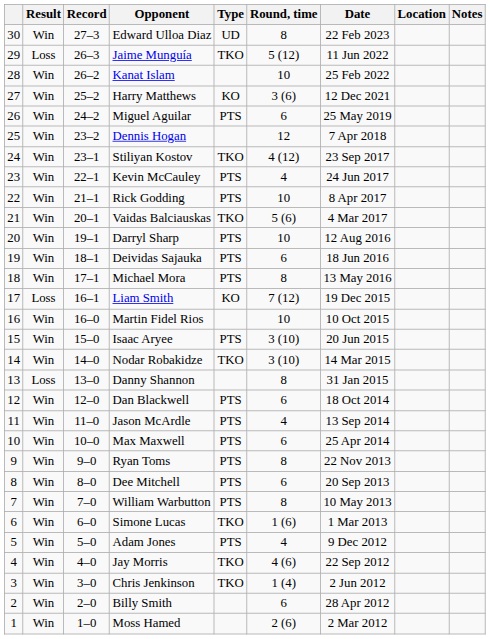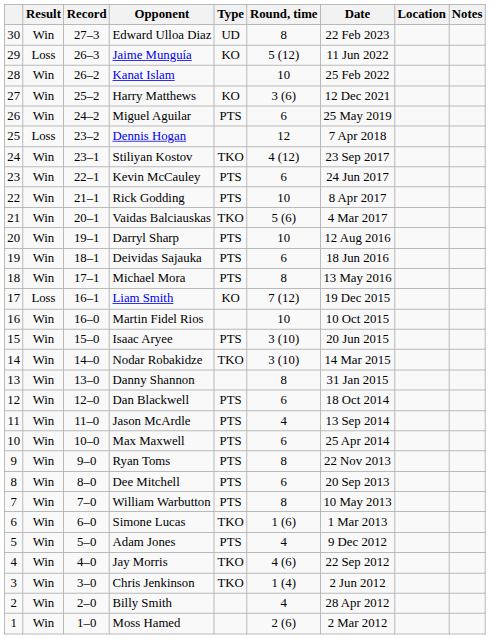(231, 55) TKO -> (231, 55) KO
(43, 136) Win -> (43, 136) Loss
(284, 177) 4 -> (284, 177) 6
(43, 380) Loss -> (43, 380) Win
(284, 603) 6 -> (284, 603) 4
